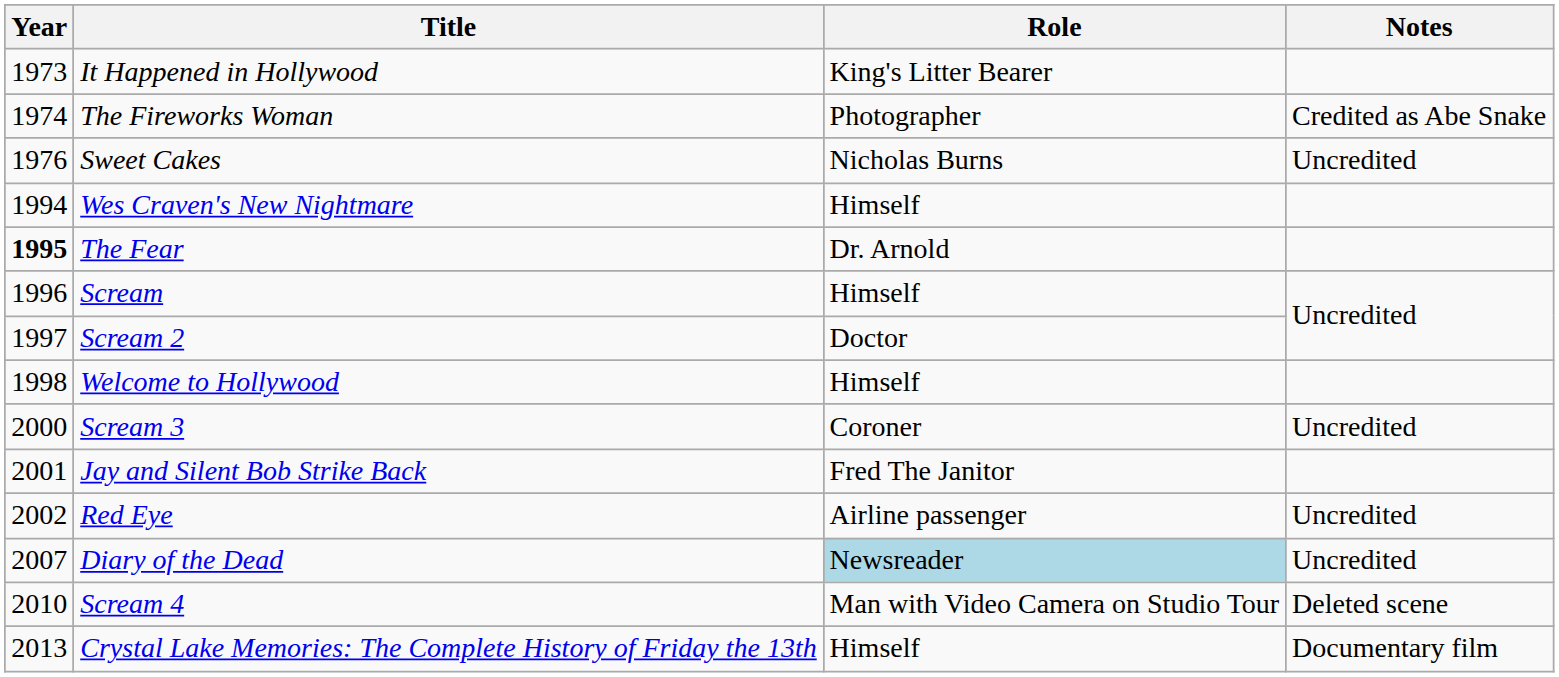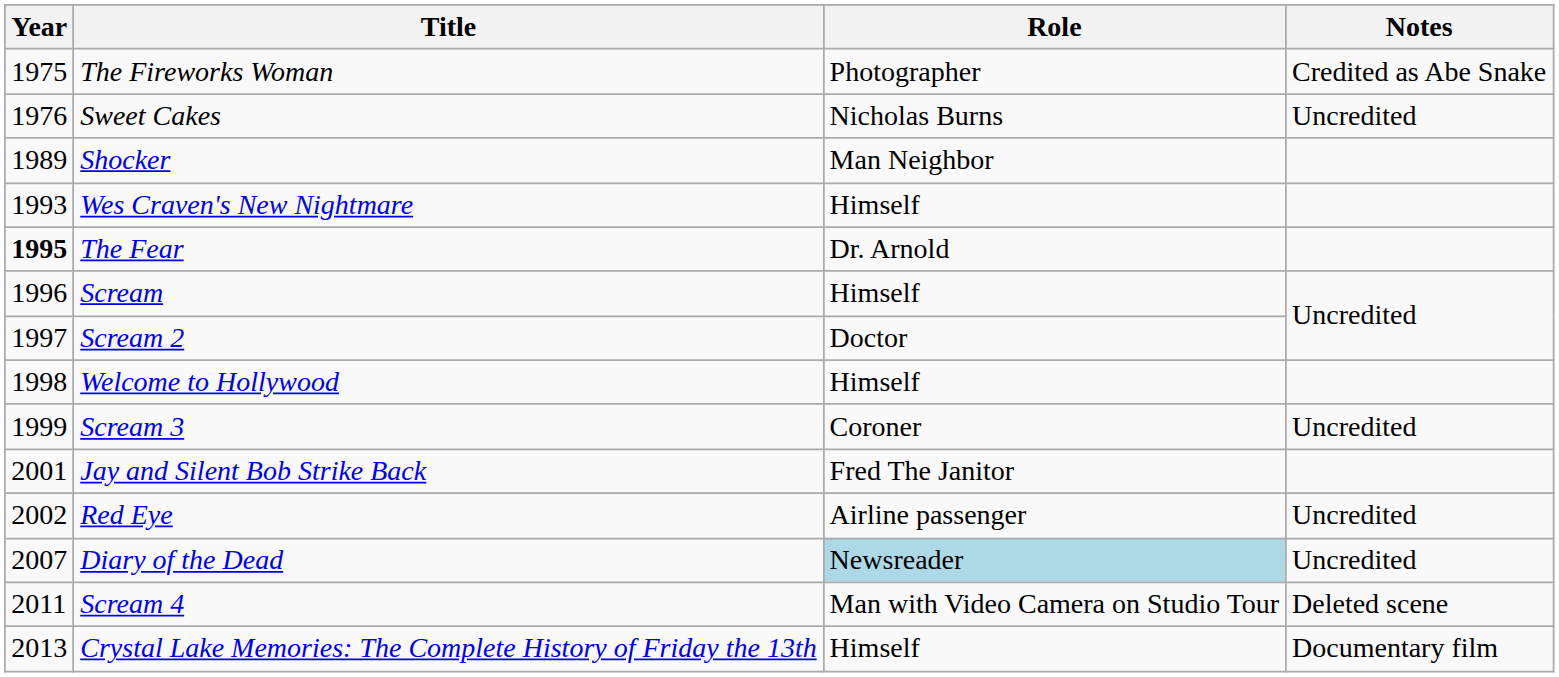- row: (229, 71)
(39, 115) 1974 -> (39, 71) 1975
+ row: (125, 159)
(39, 204) 1994 -> (39, 204) 1993
(39, 426) 2000 -> (39, 426) 1999
(39, 603) 2010 -> (39, 603) 2011
